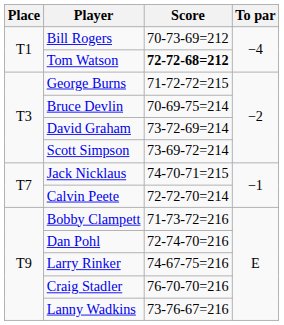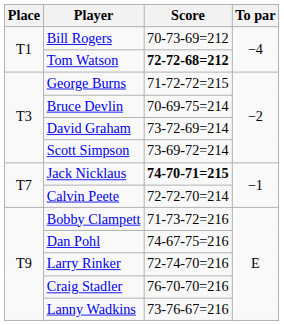(188, 173) normal -> (188, 173) bold
(188, 241) 72-74-70=216 -> (188, 241) 74-67-75=216
(188, 264) 74-67-75=216 -> (188, 264) 72-74-70=216
